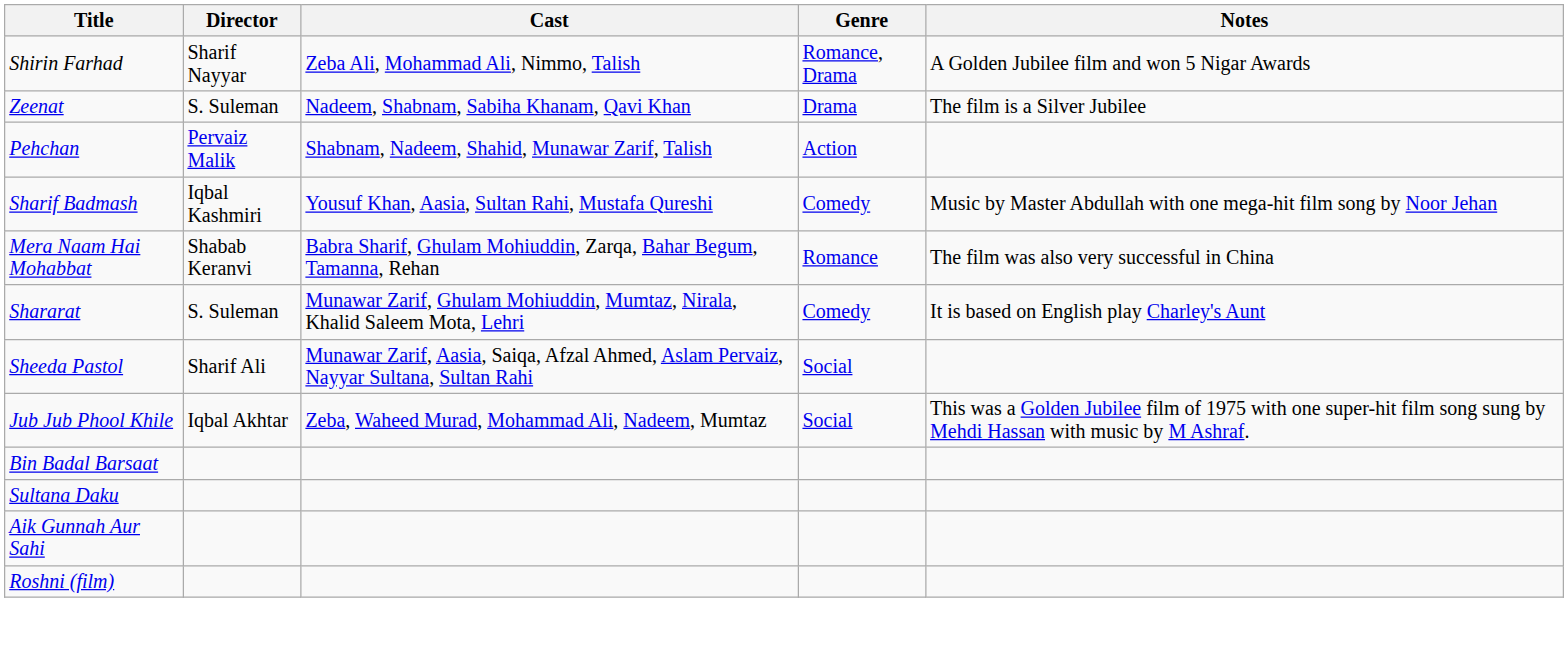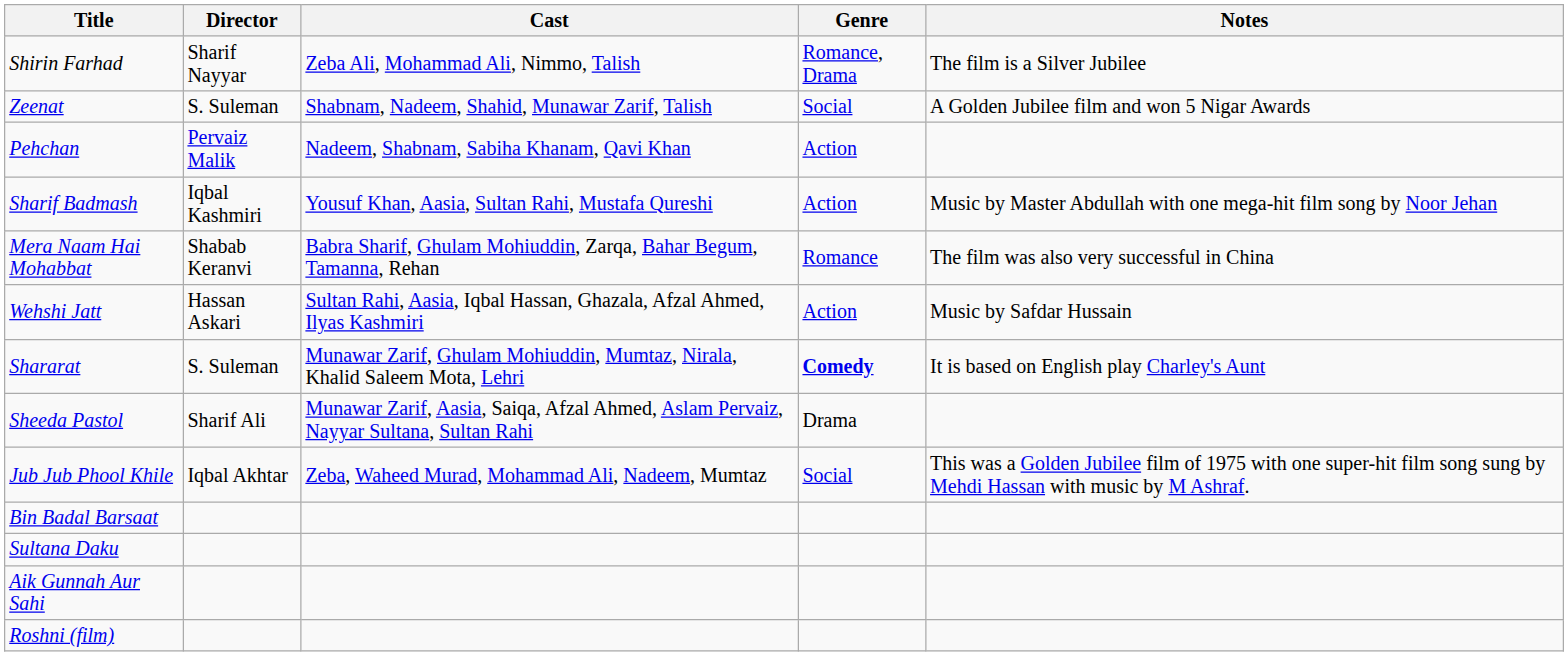(1120, 63) A Golden Jubilee film and won 5 Nigar Awards -> (1038, 63) The film is a Silver Jubilee
(498, 106) Nadeem, Shabnam, Sabiha Khanam, Qavi Khan -> (509, 106) Shabnam, Nadeem, Shahid, Munawar Zarif, Talish
(830, 106) Drama -> (827, 106) Social
(1038, 106) The film is a Silver Jubilee -> (1120, 106) A Golden Jubilee film and won 5 Nigar Awards
(509, 149) Shabnam, Nadeem, Shahid, Munawar Zarif, Talish -> (498, 149) Nadeem, Shabnam, Sabiha Khanam, Qavi Khan
(836, 203) Comedy -> (830, 203) Action
+ row: (55, 311)
(836, 311) normal -> (838, 366) bold
(827, 366) Social -> (830, 420) Drama
